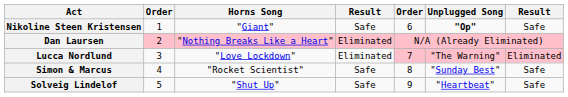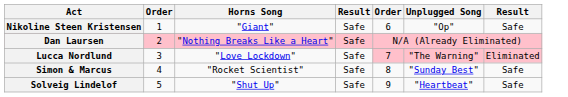(465, 26) bold -> (444, 26) normal
(365, 41) Eliminated -> (354, 41) Safe
(365, 56) Eliminated -> (354, 56) Safe
